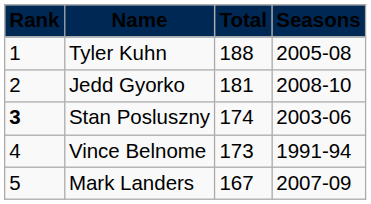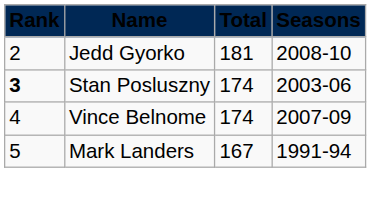- row: (118, 53)
(237, 150) 173 -> (237, 118) 174
(314, 150) 1991-94 -> (314, 118) 2007-09
(314, 183) 2007-09 -> (314, 150) 1991-94
